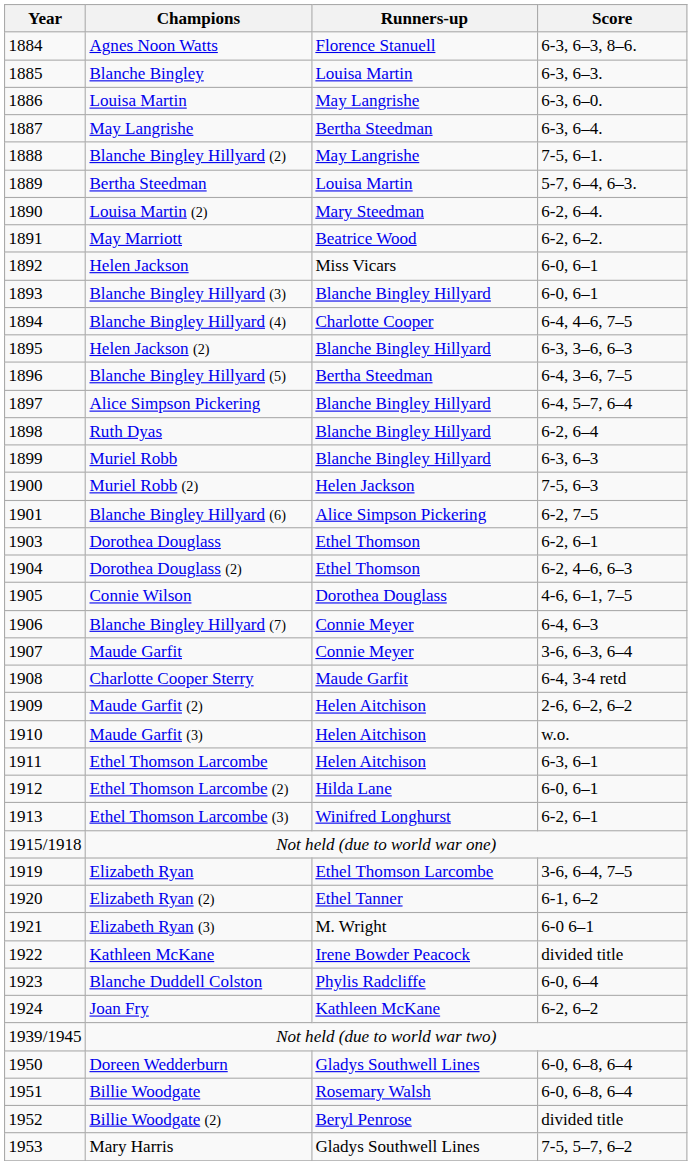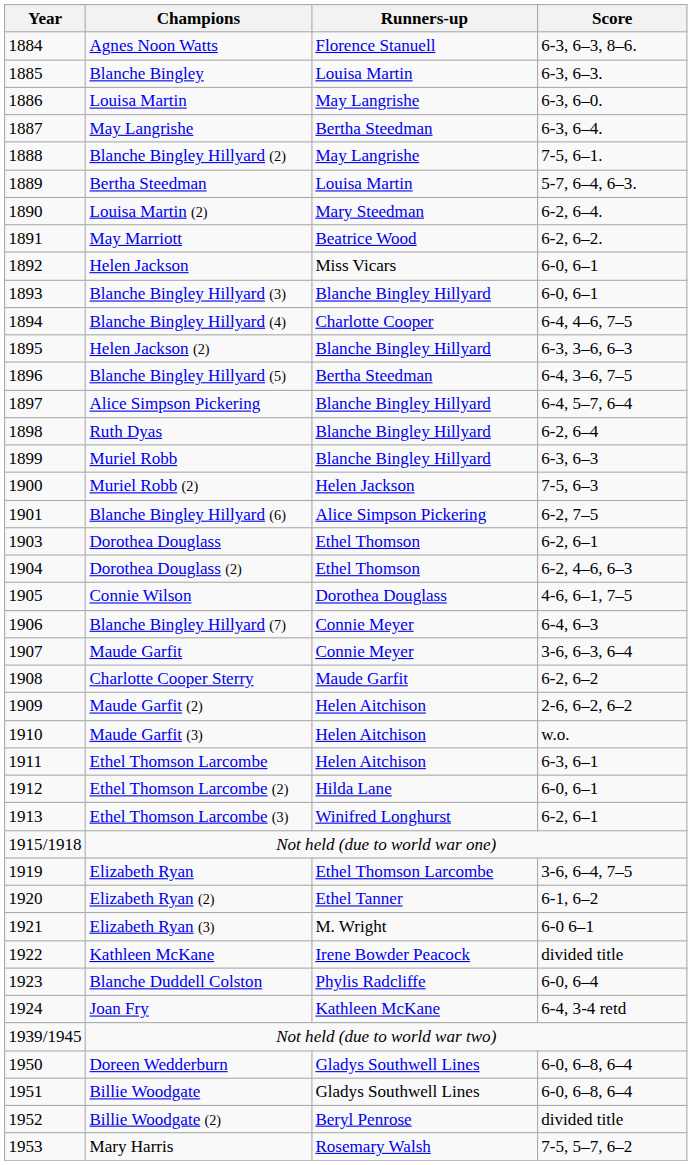(584, 678) 6-4, 3-4 retd -> (570, 678) 6-2, 6–2
(570, 1008) 6-2, 6–2 -> (584, 1008) 6-4, 3-4 retd
(373, 1091) Rosemary Walsh -> (397, 1091) Gladys Southwell Lines
(397, 1146) Gladys Southwell Lines -> (373, 1146) Rosemary Walsh
